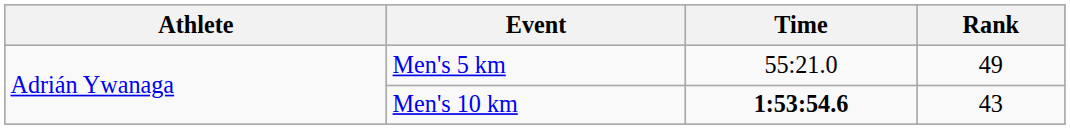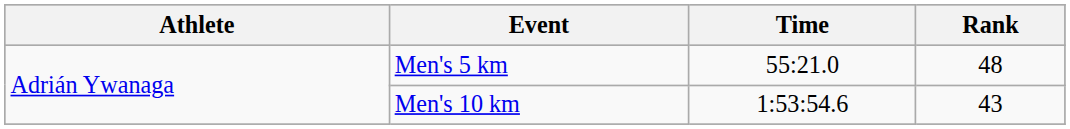(991, 64) 49 -> (990, 64) 48
(801, 104) bold -> (802, 104) normal
